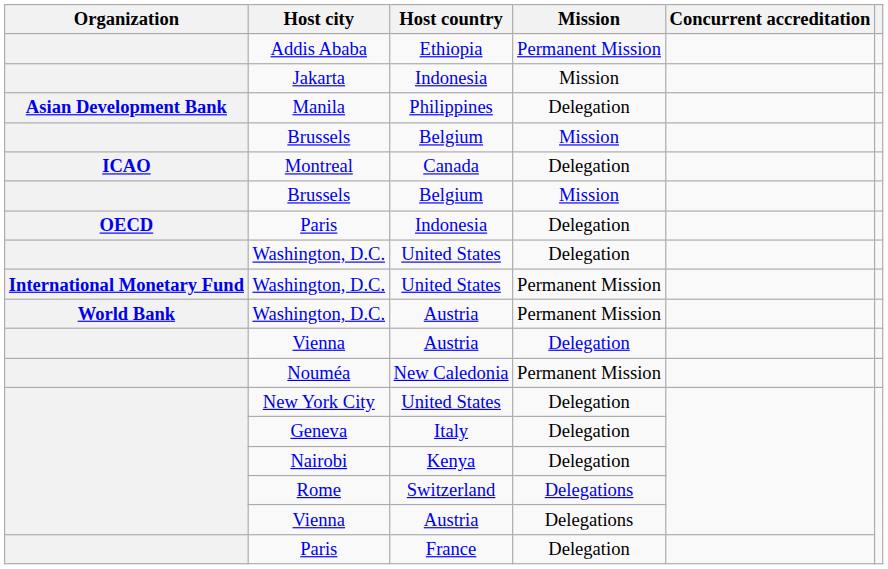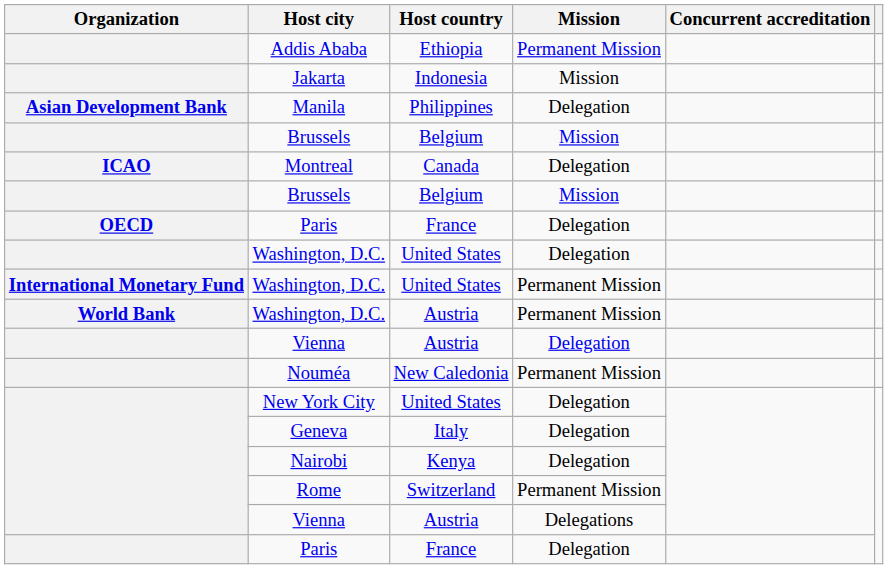(451, 225) Indonesia -> (451, 225) France
(589, 490) Delegations -> (589, 490) Permanent Mission
